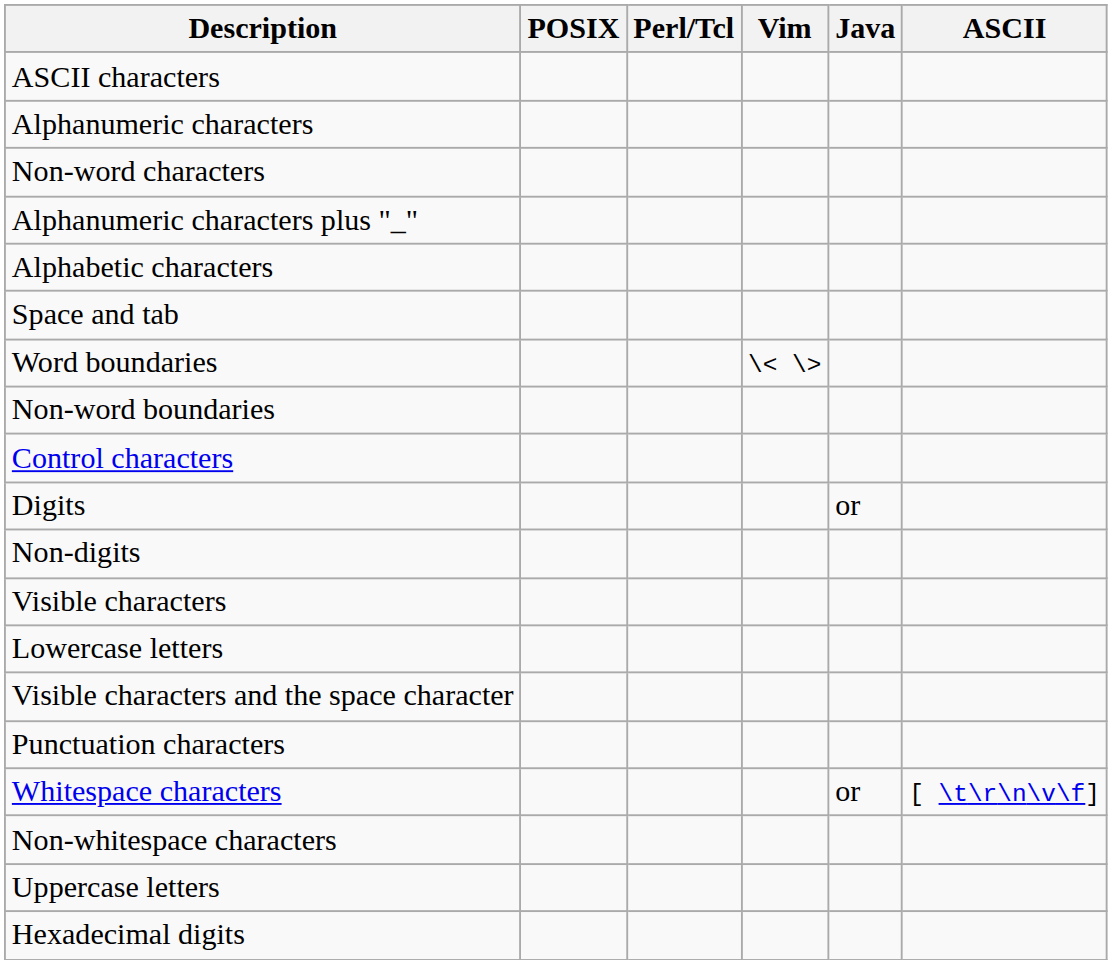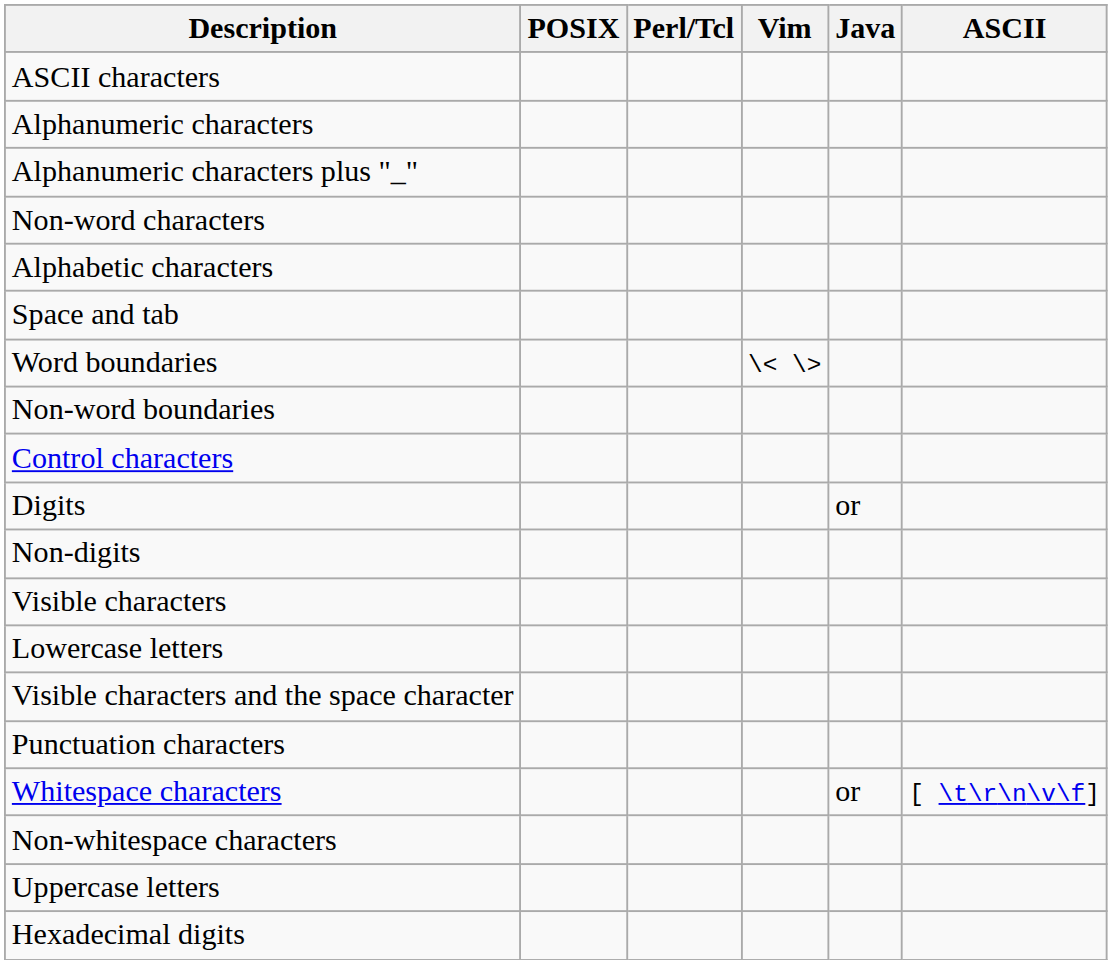rows swapped: (215, 219) <-> (138, 171)
